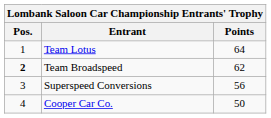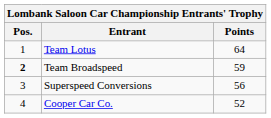(239, 68) 62 -> (239, 68) 59
(239, 104) 50 -> (239, 104) 52
